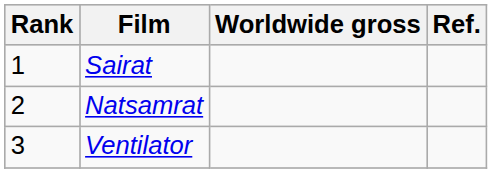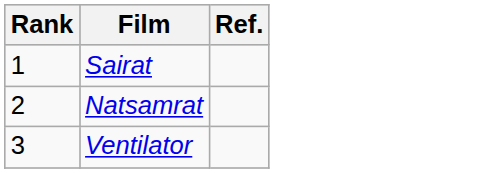- column: (318, 24)
